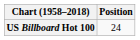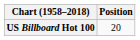(116, 27) 24 -> (116, 27) 20
